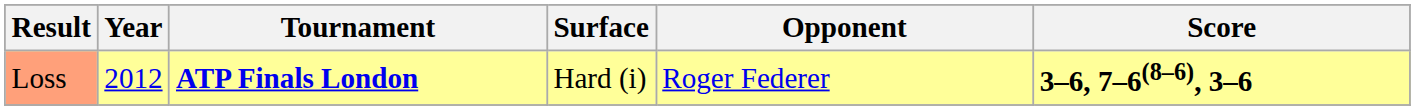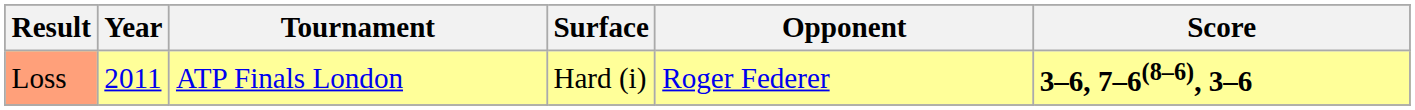(133, 77) 2012 -> (133, 77) 2011
(297, 77) bold -> (289, 77) normal
